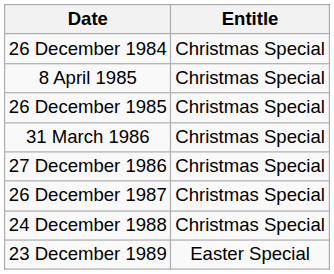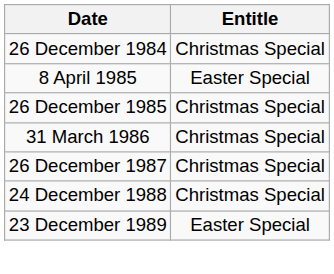(250, 78) Christmas Special -> (250, 78) Easter Special
- row: (88, 166)
